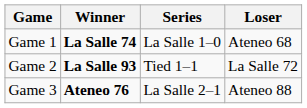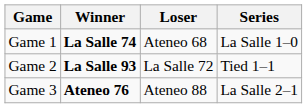columns swapped: (263, 17) <-> (182, 17)
